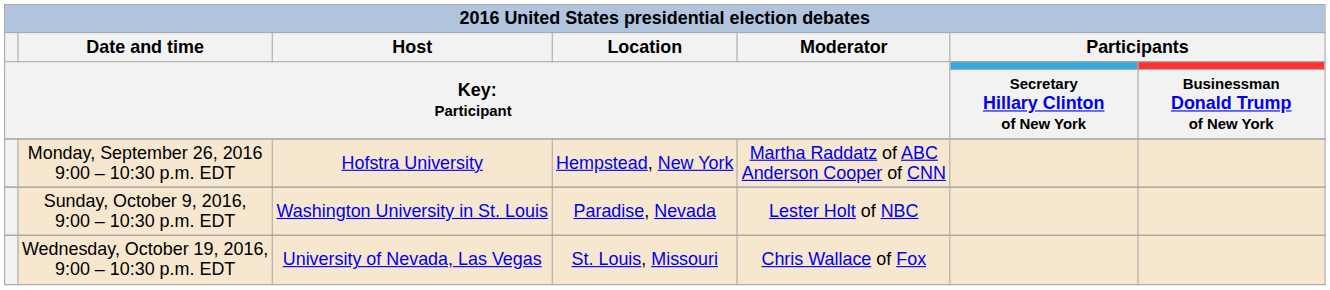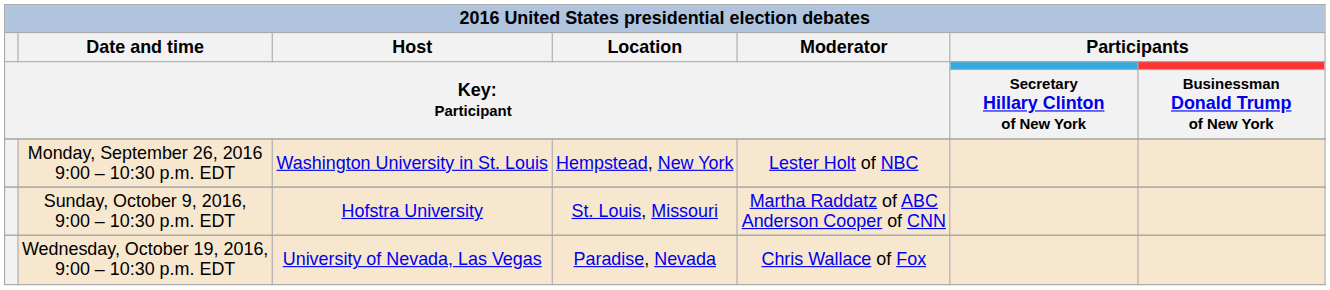(412, 162) Hofstra University -> (412, 162) Washington University in St. Louis
(844, 162) Martha Raddatz of ABC Anderson Cooper of CNN -> (844, 162) Lester Holt of NBC
(412, 211) Washington University in St. Louis -> (412, 211) Hofstra University
(645, 211) Paradise, Nevada -> (645, 211) St. Louis, Missouri
(844, 211) Lester Holt of NBC -> (844, 211) Martha Raddatz of ABC Anderson Cooper of CNN
(645, 259) St. Louis, Missouri -> (645, 259) Paradise, Nevada
